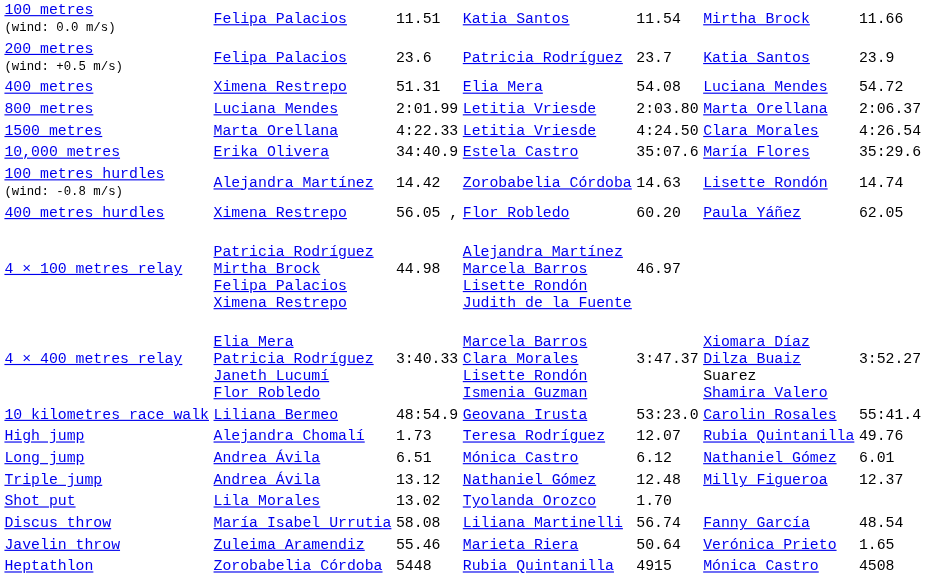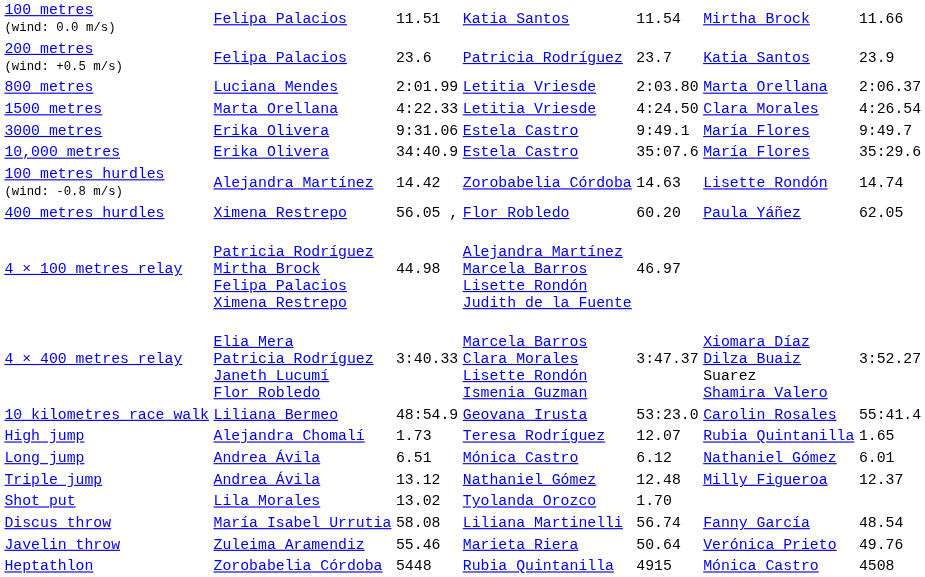- row: (49, 87)
+ row: (53, 131)
(881, 436) 49.76 -> (877, 436) 1.65
(877, 545) 1.65 -> (881, 545) 49.76
